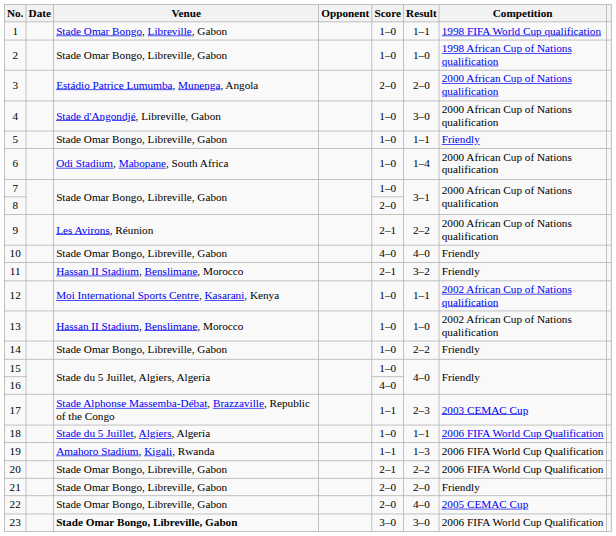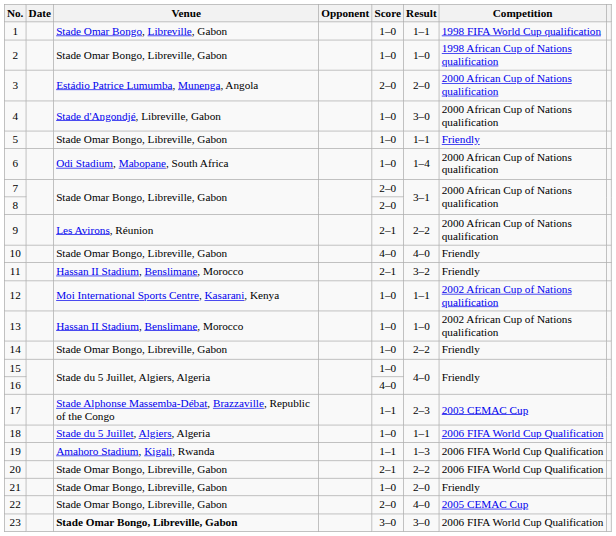(388, 188) 1–0 -> (388, 188) 2–0
(388, 487) 2–0 -> (388, 487) 1–0
